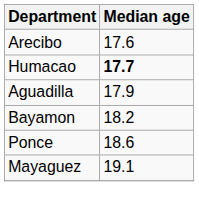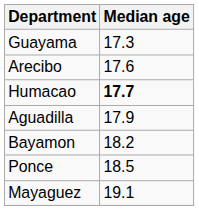+ row: (42, 42)
(119, 142) 18.6 -> (119, 167) 18.5
